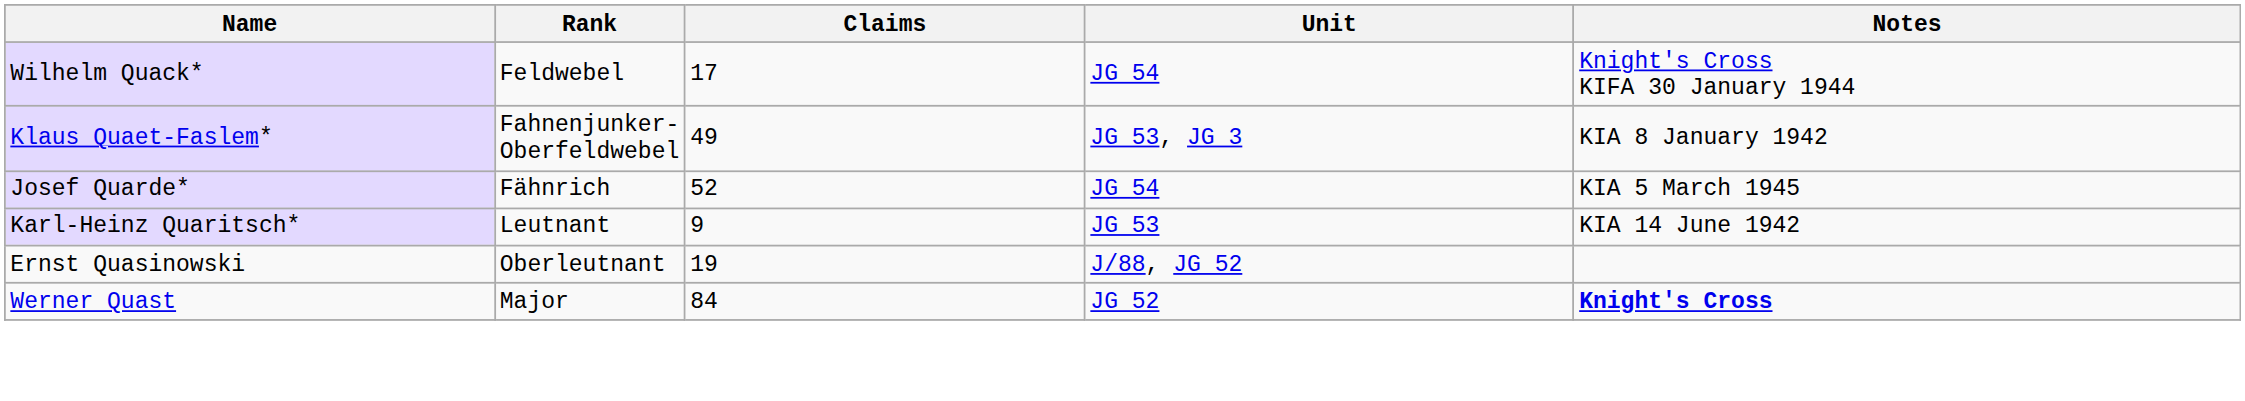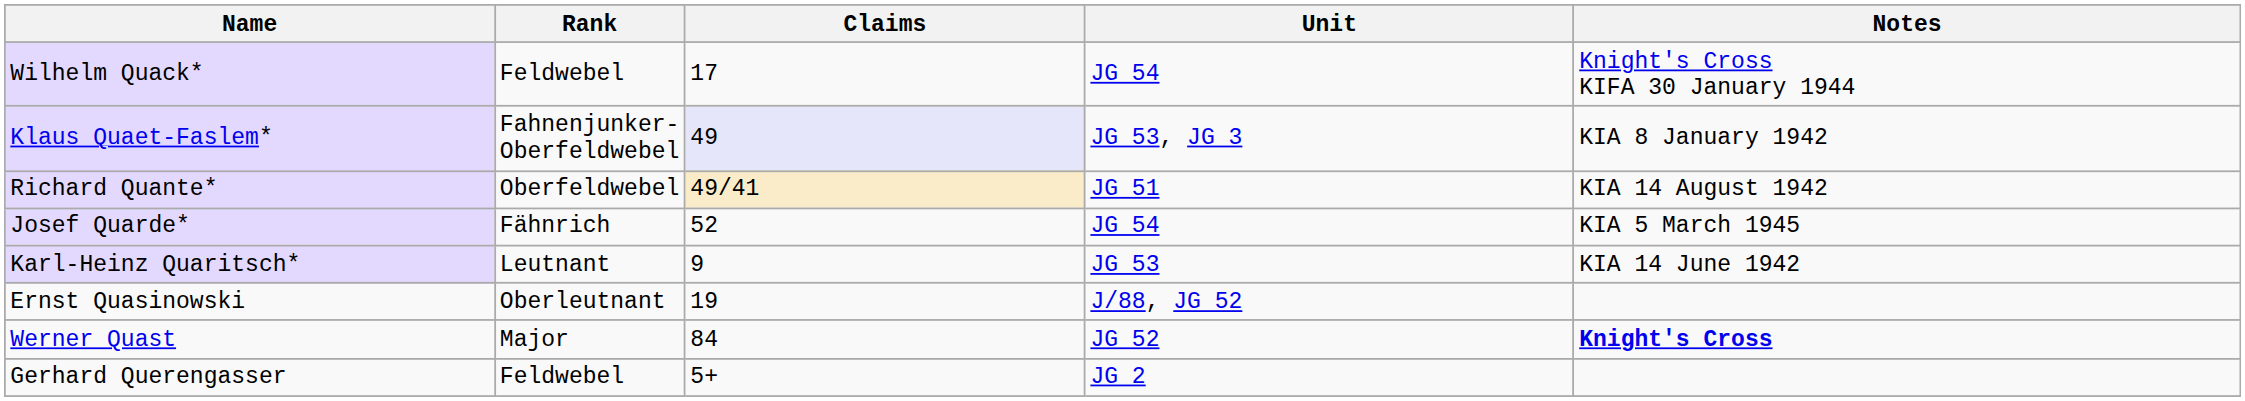(704, 138) no background -> (704, 138) lavender background
+ row: (114, 189)
+ row: (148, 377)
